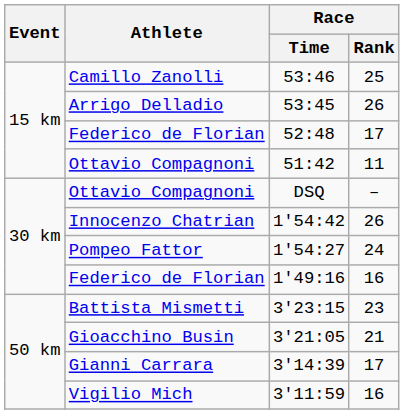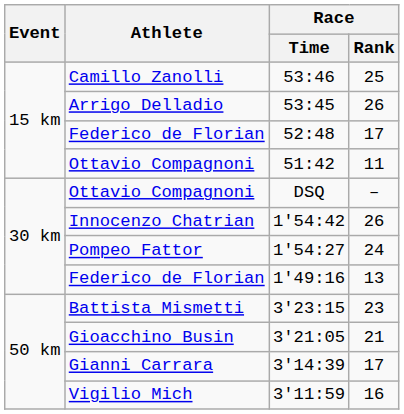(374, 279) 16 -> (374, 279) 13
